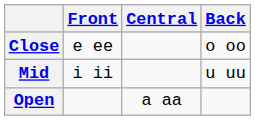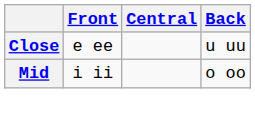(226, 46) o oo -> (226, 46) u uu
(226, 74) u uu -> (226, 74) o oo
- row: (34, 101)
